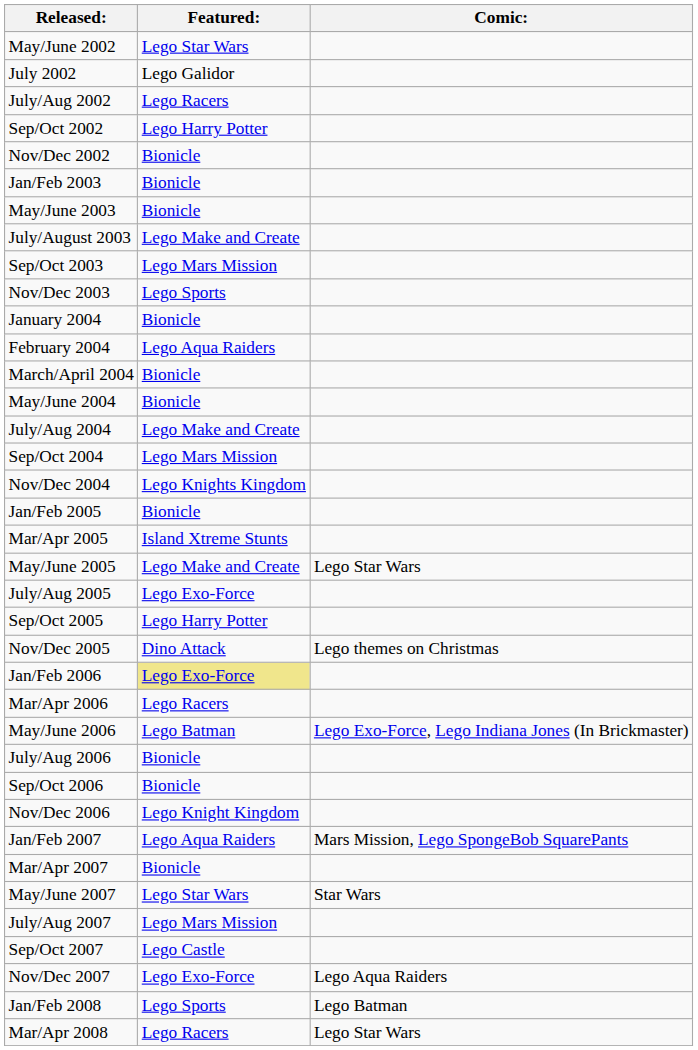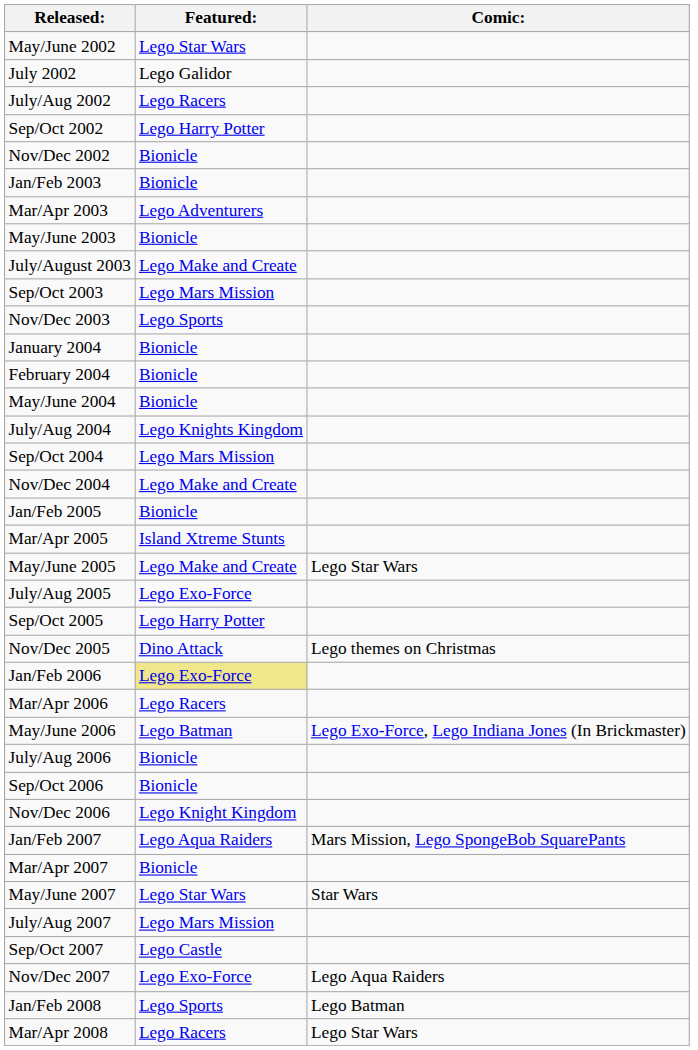+ row: (58, 210)
(208, 347) Lego Aqua Raiders -> (168, 374) Bionicle
- row: (71, 374)
(221, 429) Lego Make and Create -> (221, 429) Lego Knights Kingdom
(224, 484) Lego Knights Kingdom -> (218, 484) Lego Make and Create
